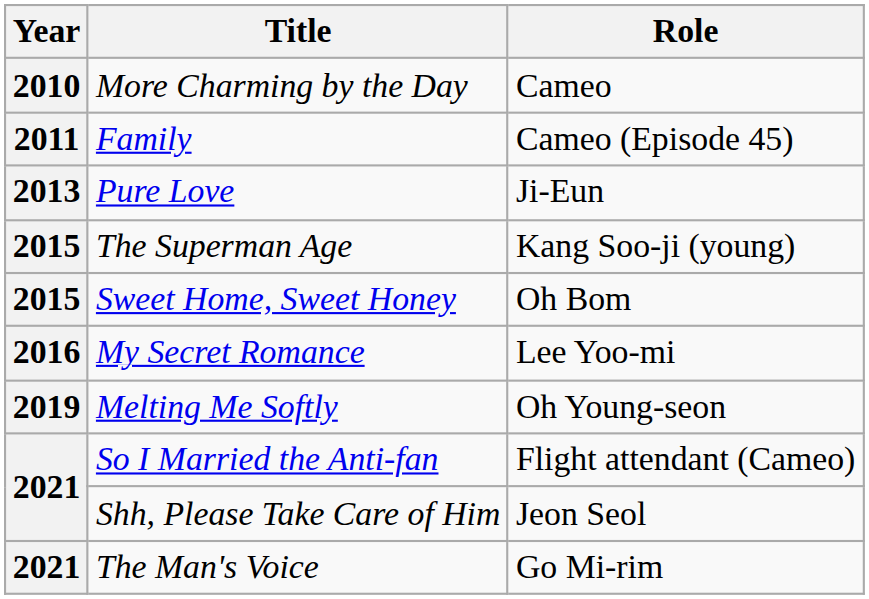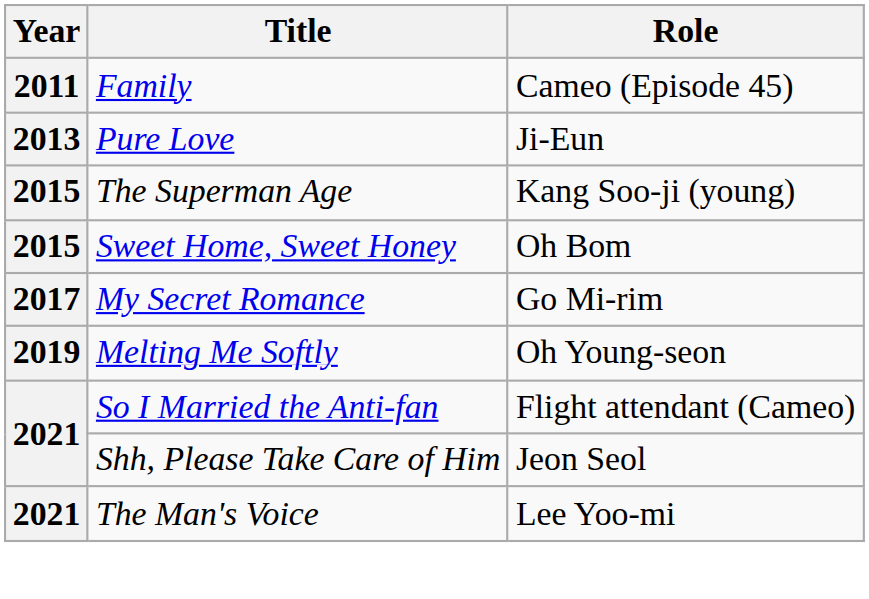- row: (282, 84)
(47, 352) 2016 -> (47, 298) 2017
(596, 352) Lee Yoo-mi -> (590, 298) Go Mi-rim
(590, 566) Go Mi-rim -> (596, 513) Lee Yoo-mi
